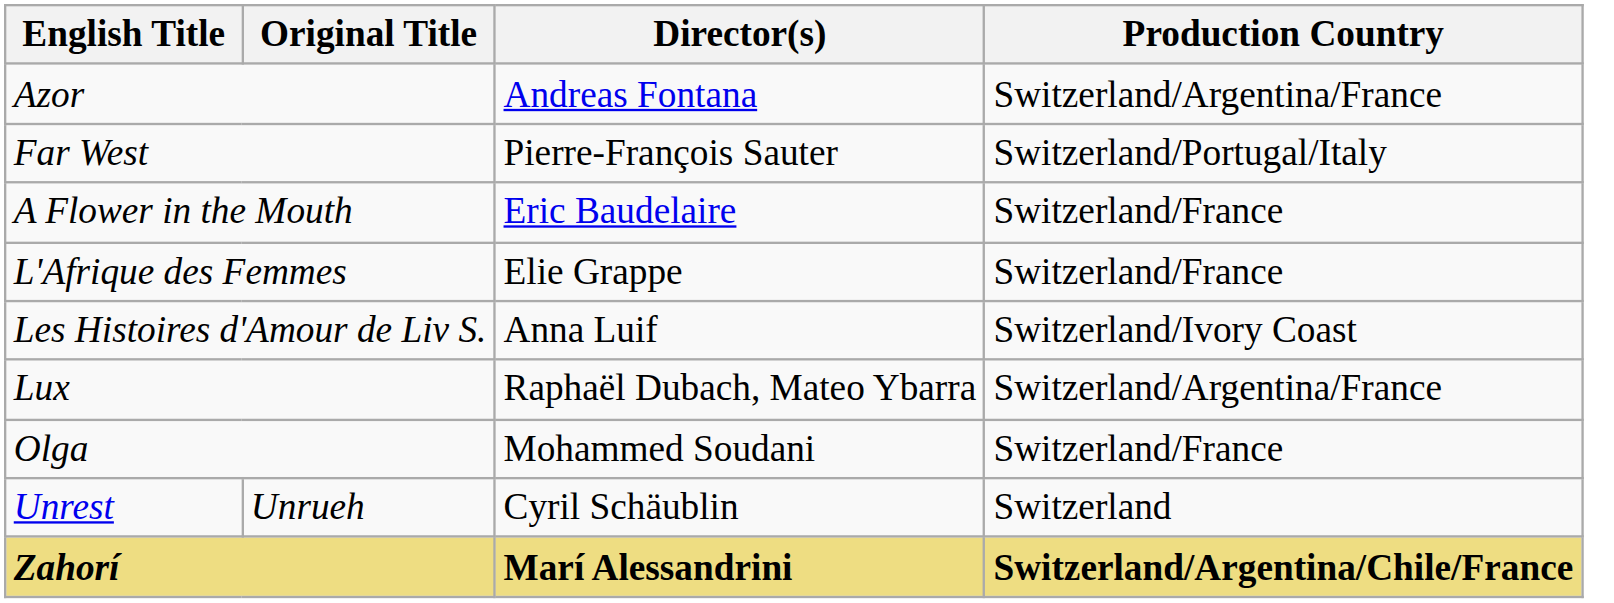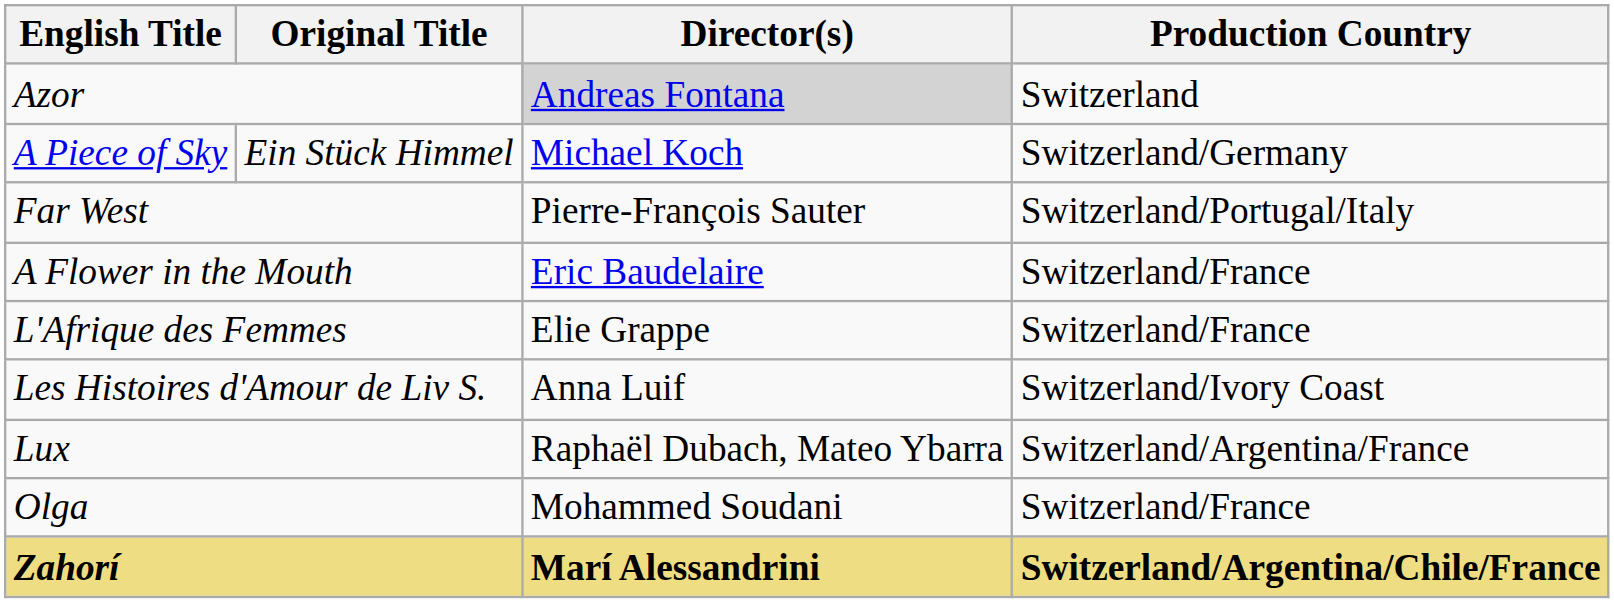(630, 93) no background -> (658, 93) lightgrey background
(1218, 93) Switzerland/Argentina/France -> (1110, 93) Switzerland
+ row: (121, 152)
- row: (64, 507)
